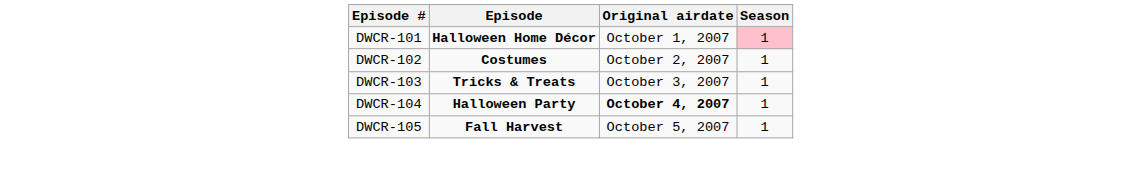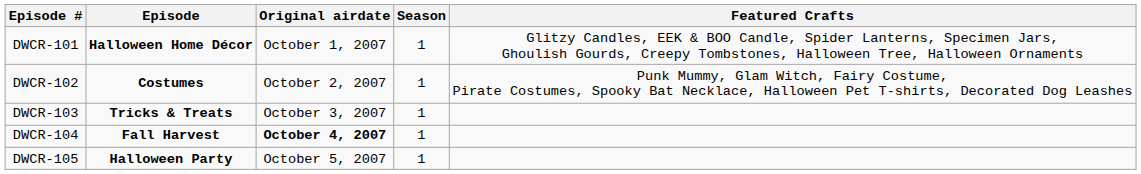+ column: (792, 16)
(765, 38) pink background -> (421, 46) no background
(514, 105) Halloween Party -> (171, 136) Fall Harvest
(514, 127) Fall Harvest -> (171, 158) Halloween Party
